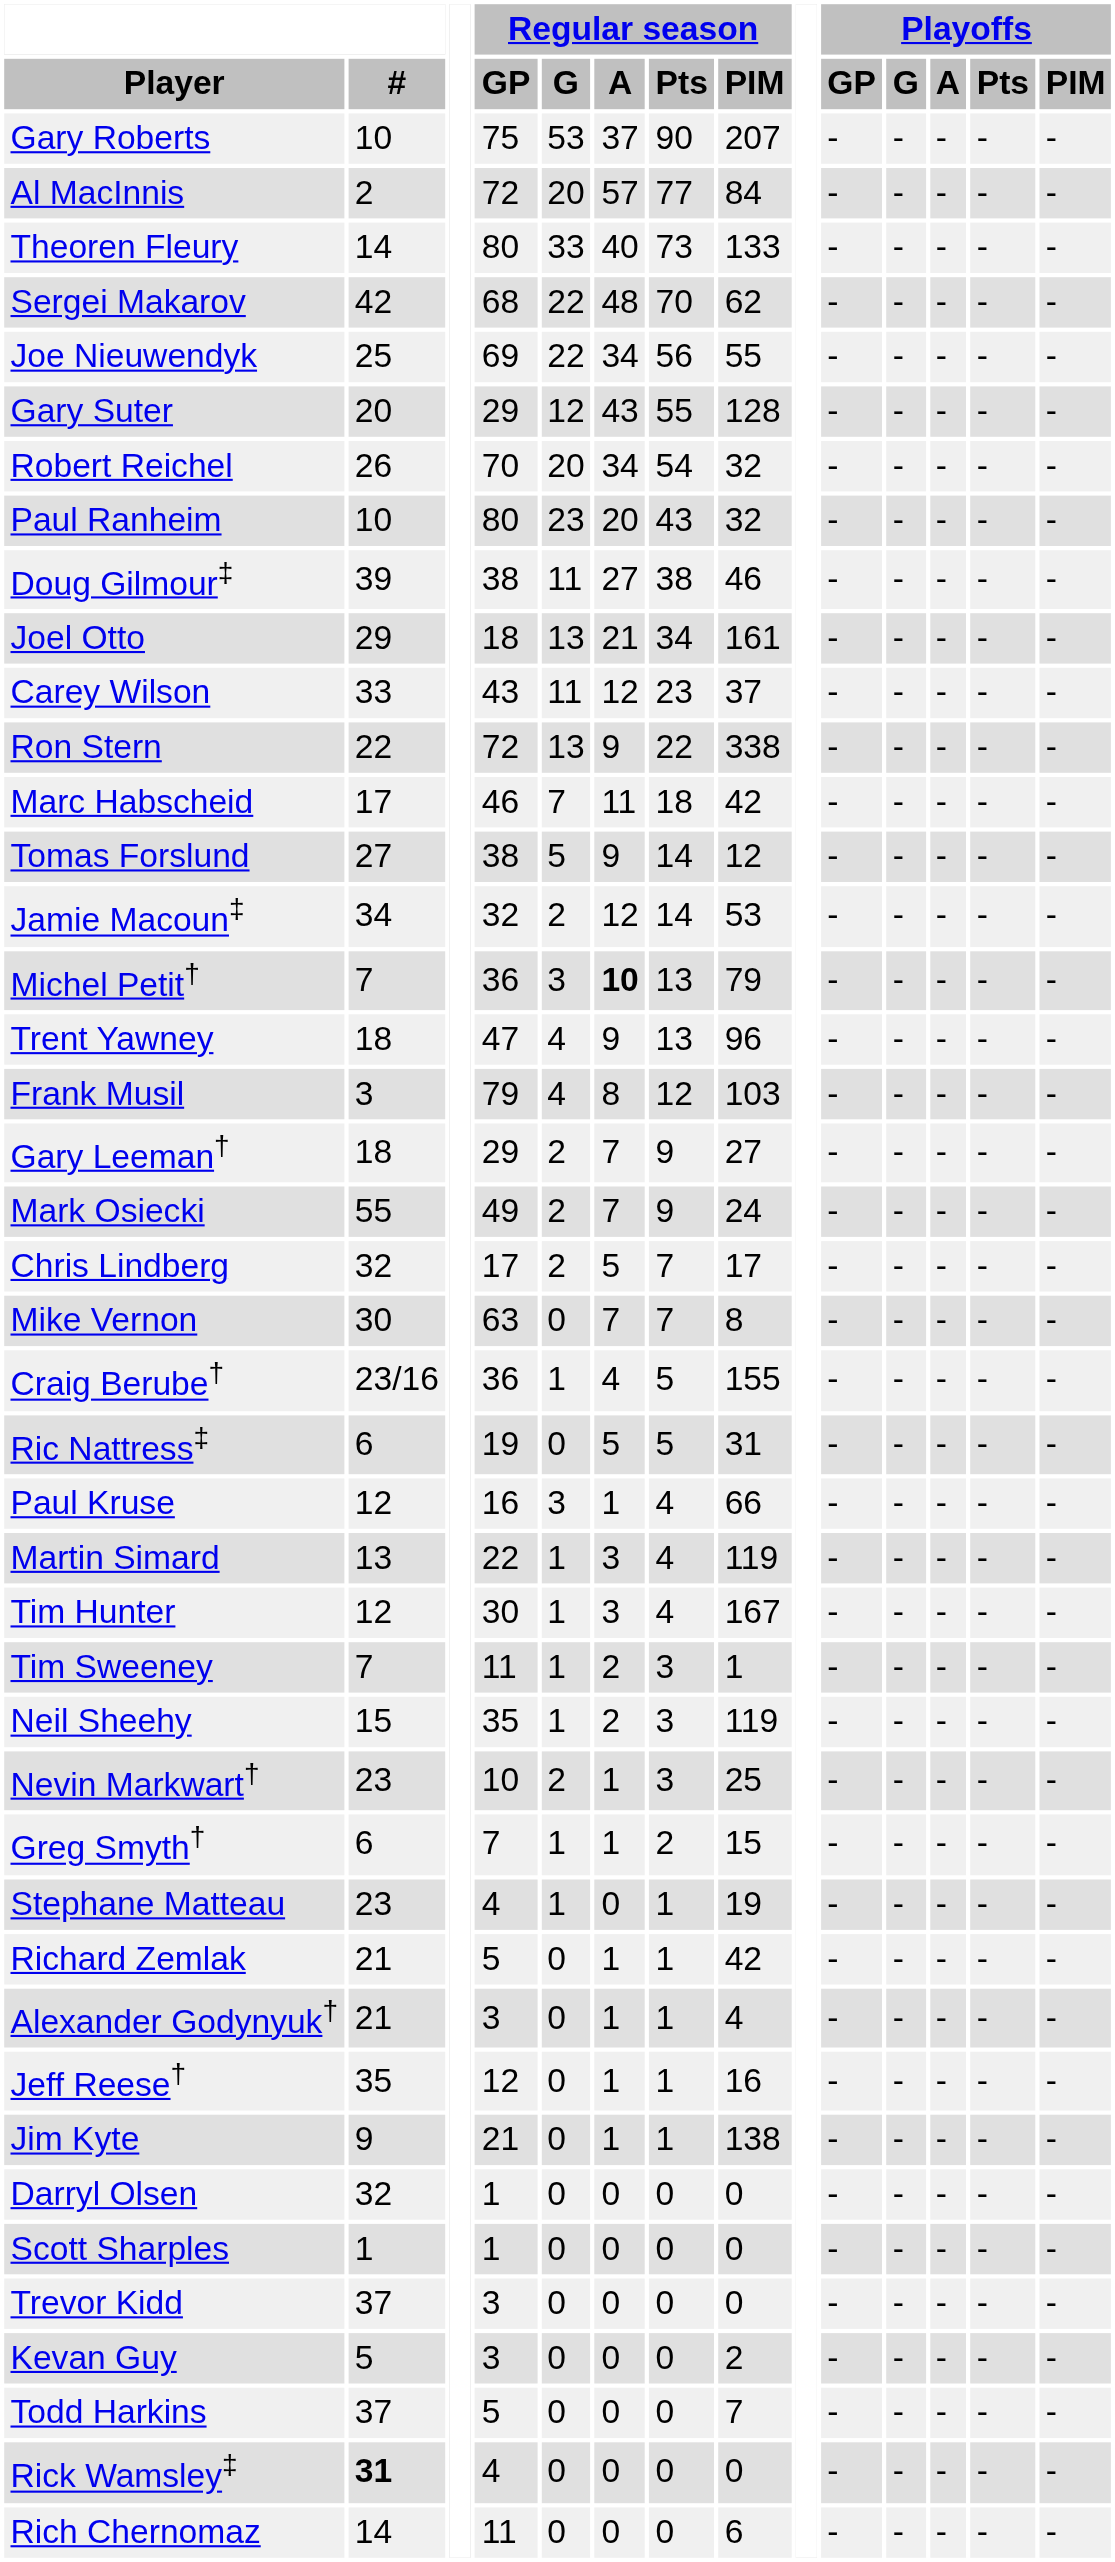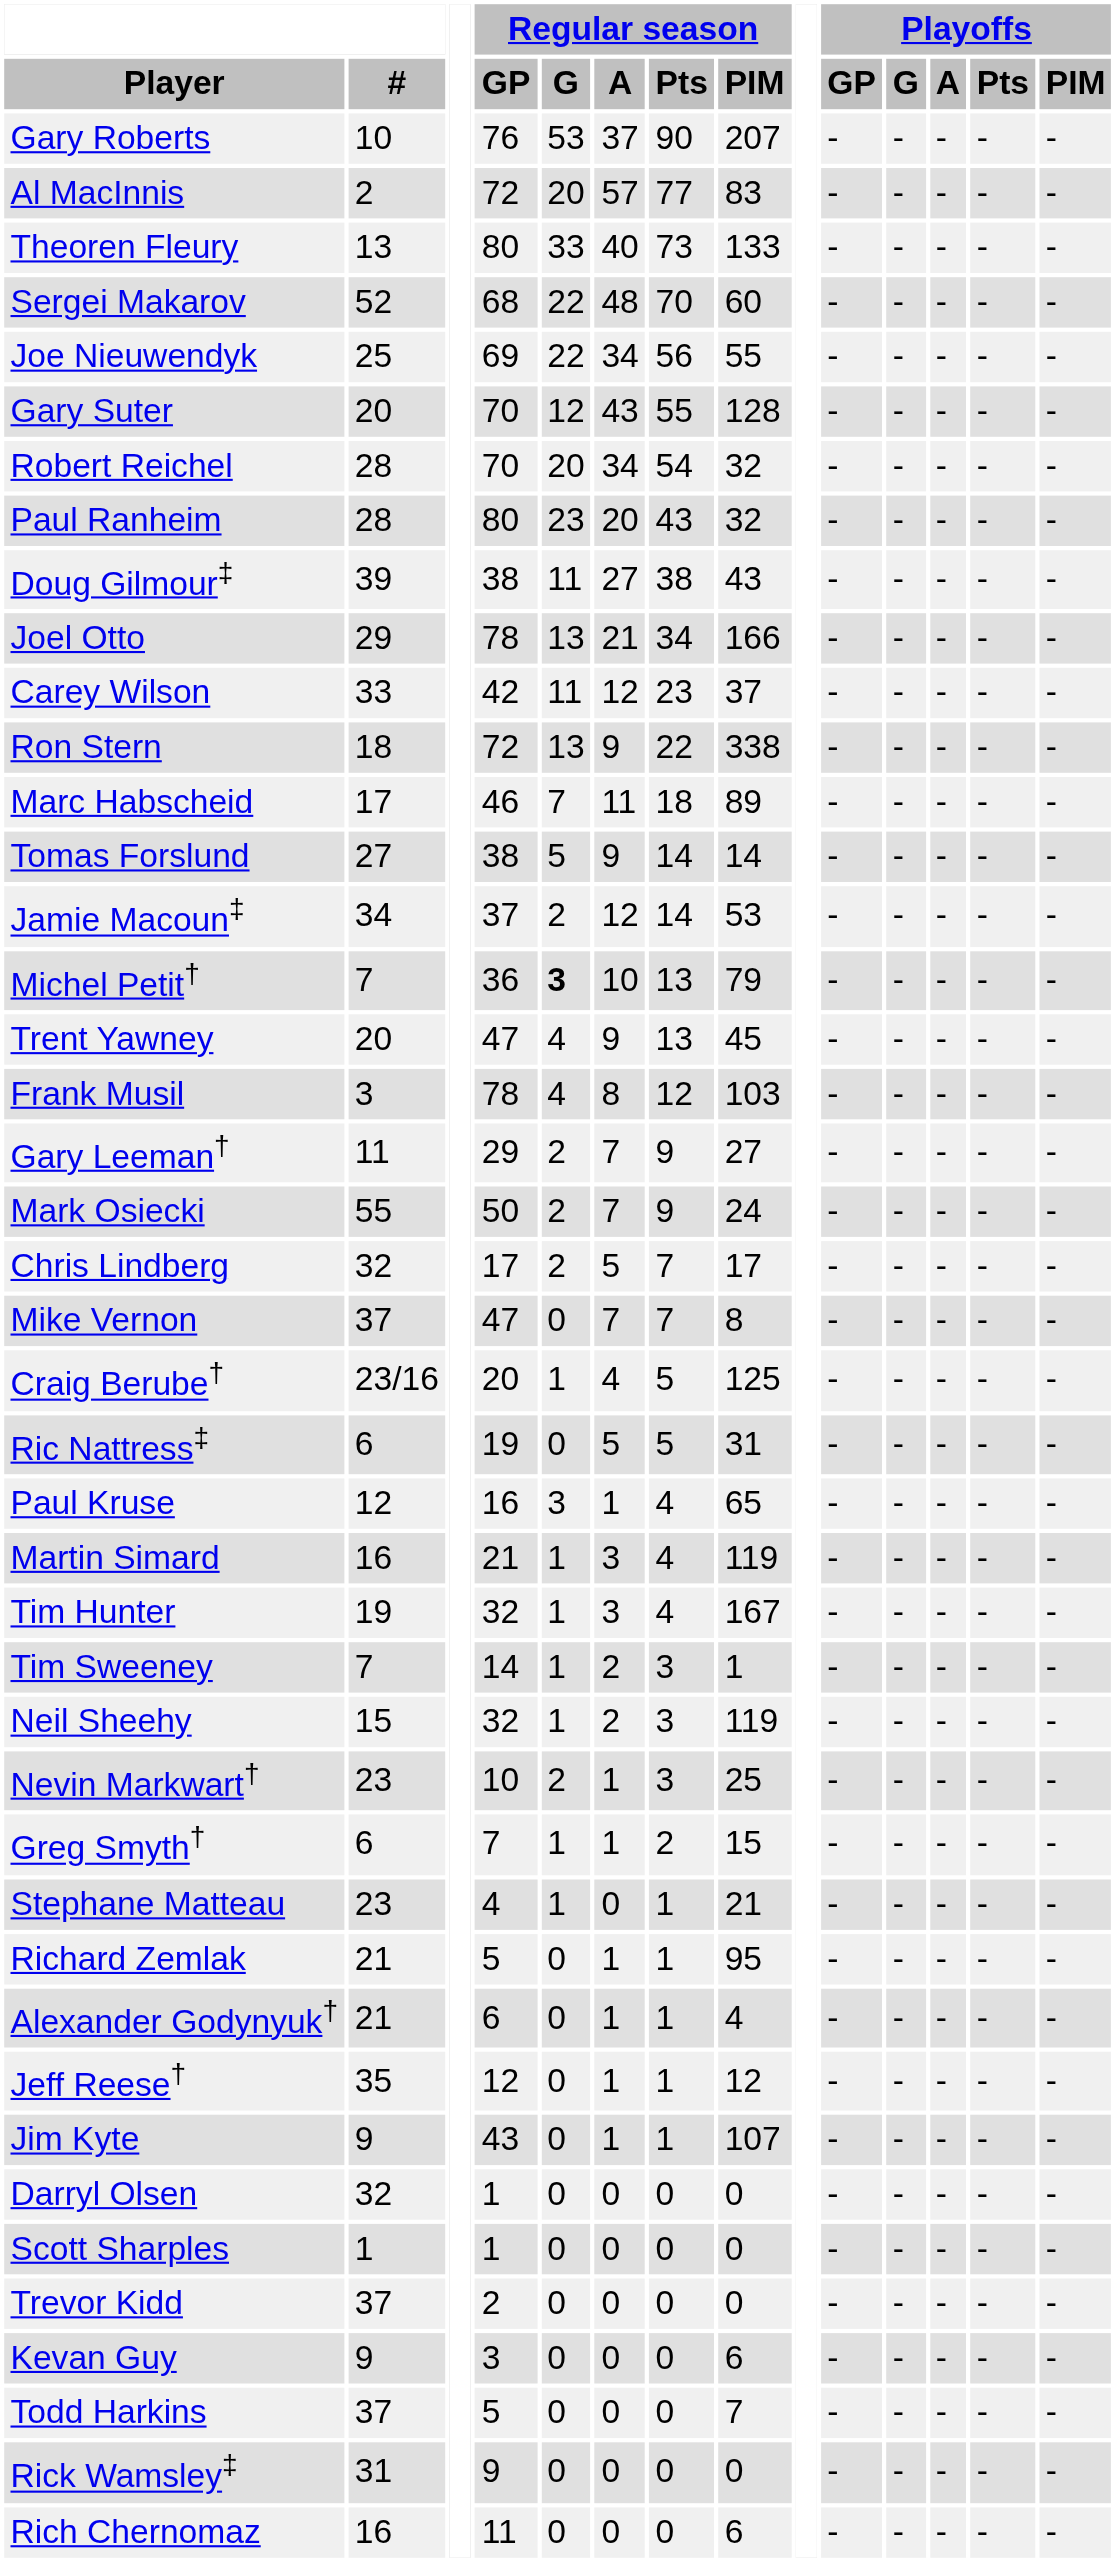(501, 138) 75 -> (501, 138) 76
(743, 192) 84 -> (743, 192) 83
(373, 247) 14 -> (373, 247) 13
(373, 301) 42 -> (373, 301) 52
(743, 301) 62 -> (743, 301) 60
(501, 411) 29 -> (501, 411) 70
(373, 465) 26 -> (373, 465) 28
(373, 520) 10 -> (373, 520) 28
(743, 579) 46 -> (743, 579) 43
(501, 638) 18 -> (501, 638) 78
(753, 638) 161 -> (753, 638) 166
(501, 693) 43 -> (501, 693) 42
(373, 747) 22 -> (373, 747) 18
(743, 802) 42 -> (743, 802) 89
(743, 856) 12 -> (743, 856) 14
(501, 916) 32 -> (501, 916) 37
(557, 979) normal -> (557, 979) bold
(620, 979) bold -> (620, 979) normal
(373, 1038) 18 -> (373, 1038) 20
(743, 1038) 96 -> (743, 1038) 45
(501, 1093) 79 -> (501, 1093) 78
(373, 1152) 18 -> (372, 1152) 11
(501, 1211) 49 -> (501, 1211) 50
(373, 1321) 30 -> (373, 1321) 37
(501, 1321) 63 -> (501, 1321) 47
(501, 1380) 36 -> (501, 1380) 20
(753, 1380) 155 -> (753, 1380) 125
(743, 1502) 66 -> (743, 1502) 65
(373, 1557) 13 -> (373, 1557) 16
(501, 1557) 22 -> (501, 1557) 21
(373, 1612) 12 -> (373, 1612) 19
(501, 1612) 30 -> (501, 1612) 32
(499, 1666) 11 -> (501, 1666) 14
(501, 1721) 35 -> (501, 1721) 32
(743, 1903) 19 -> (743, 1903) 21
(743, 1957) 42 -> (743, 1957) 95
(491, 2017) 3 -> (491, 2017) 6
(743, 2080) 16 -> (743, 2080) 12
(501, 2139) 21 -> (501, 2139) 43
(753, 2139) 138 -> (753, 2139) 107
(491, 2303) 3 -> (491, 2303) 2
(364, 2358) 5 -> (364, 2358) 9
(734, 2358) 2 -> (734, 2358) 6
(373, 2472) bold -> (373, 2472) normal
(491, 2472) 4 -> (491, 2472) 9
(373, 2531) 14 -> (373, 2531) 16
